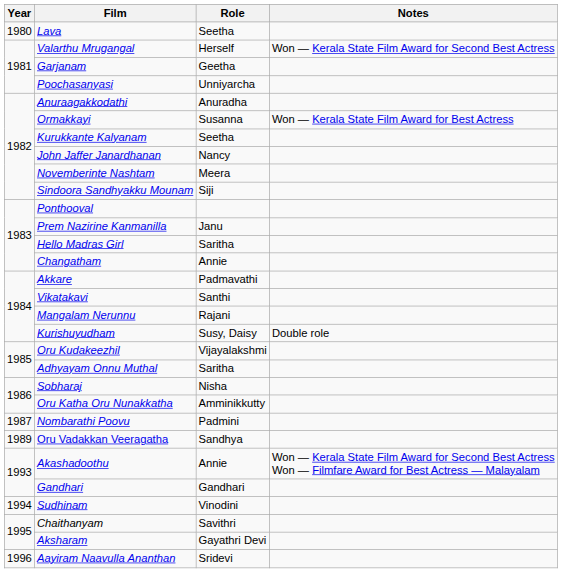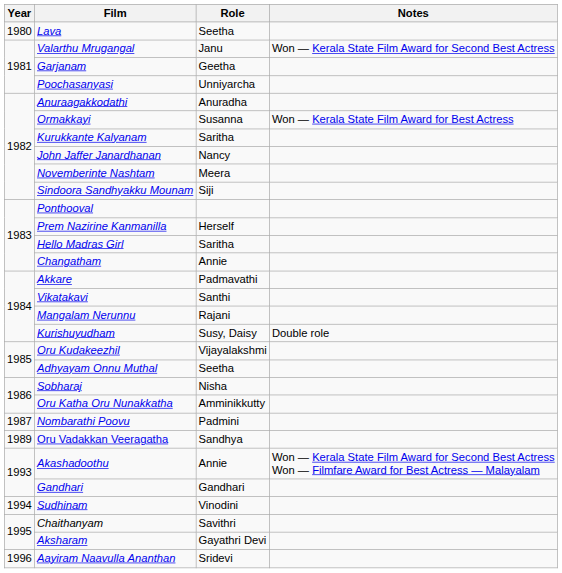(216, 48) Herself -> (211, 48) Janu
(216, 137) Seetha -> (216, 137) Saritha
(211, 226) Janu -> (216, 226) Herself
(216, 368) Saritha -> (216, 368) Seetha
